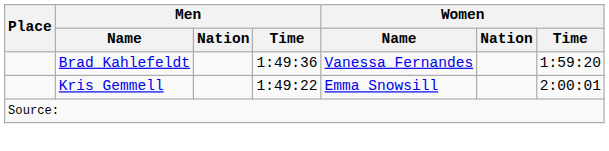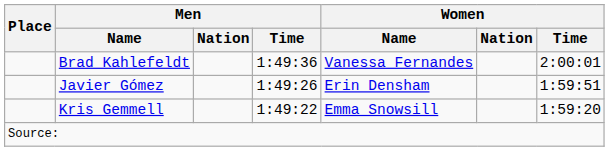(570, 64) 1:59:20 -> (570, 64) 2:00:01
+ row: (111, 87)
(570, 87) 2:00:01 -> (570, 111) 1:59:20
